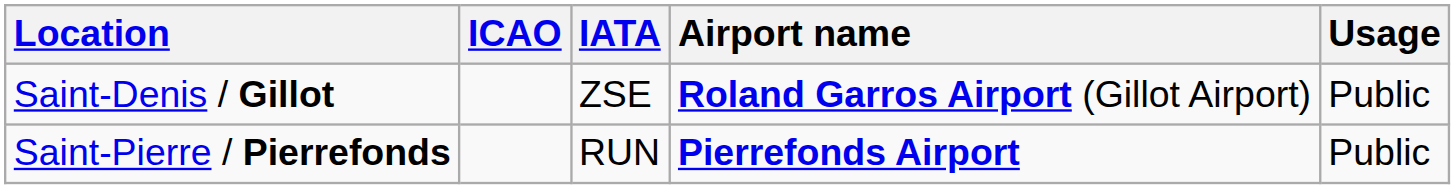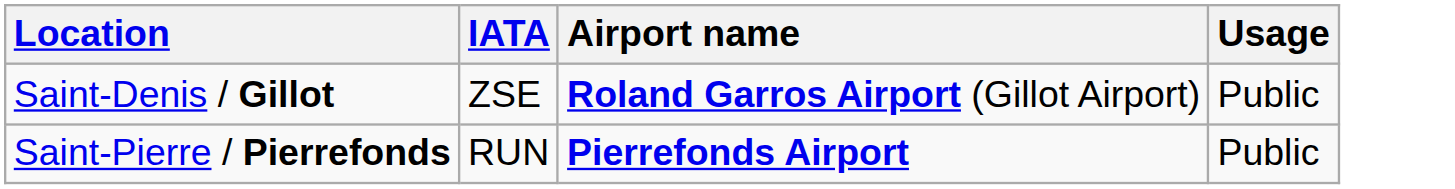- column: (515, 34)
